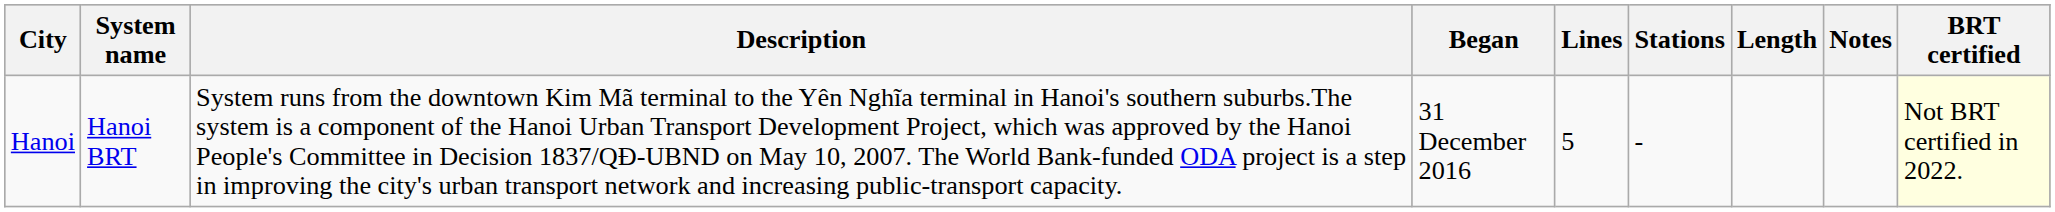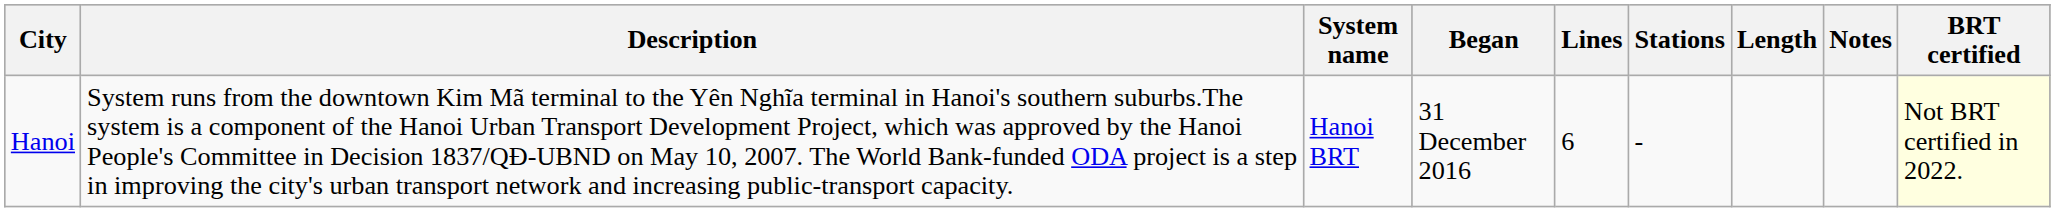columns swapped: (136, 40) <-> (801, 40)
(1568, 140) 5 -> (1568, 140) 6
